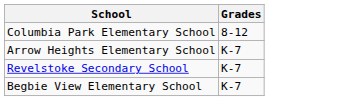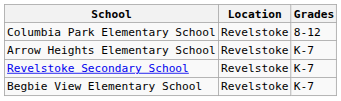+ column: (255, 14)
